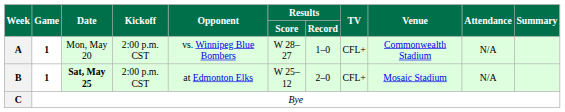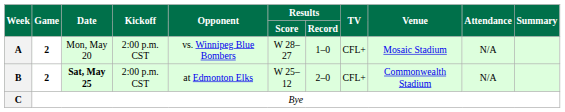(47, 50) 1 -> (47, 50) 2
(415, 50) Commonwealth Stadium -> (415, 50) Mosaic Stadium
(47, 78) 1 -> (47, 78) 2
(415, 78) Mosaic Stadium -> (415, 78) Commonwealth Stadium
